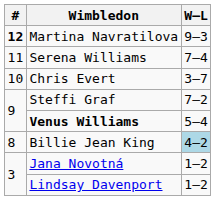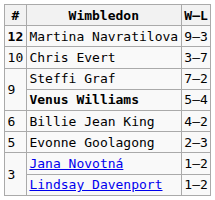- row: (88, 57)
(12, 142) 8 -> (12, 121) 6
(196, 142) lightblue background -> (196, 121) no background
+ row: (92, 142)
